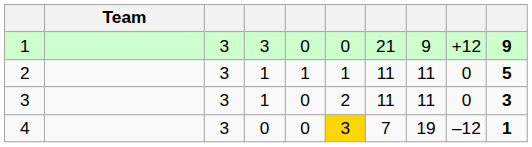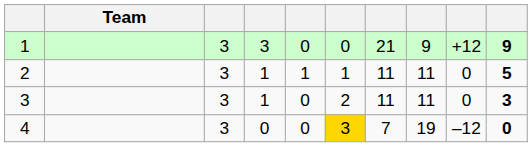(507, 127) 1 -> (507, 127) 0
